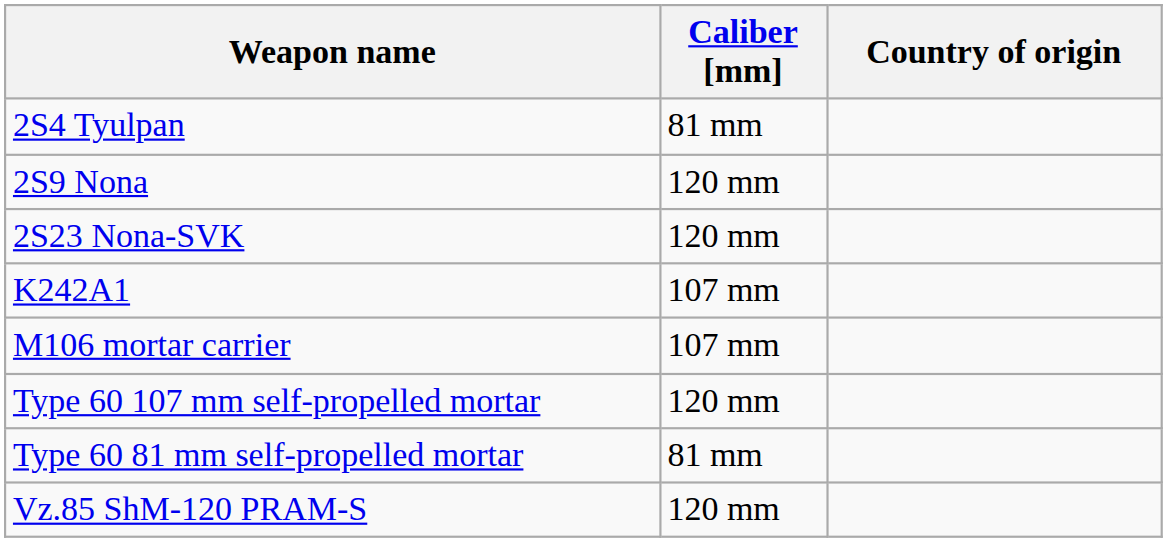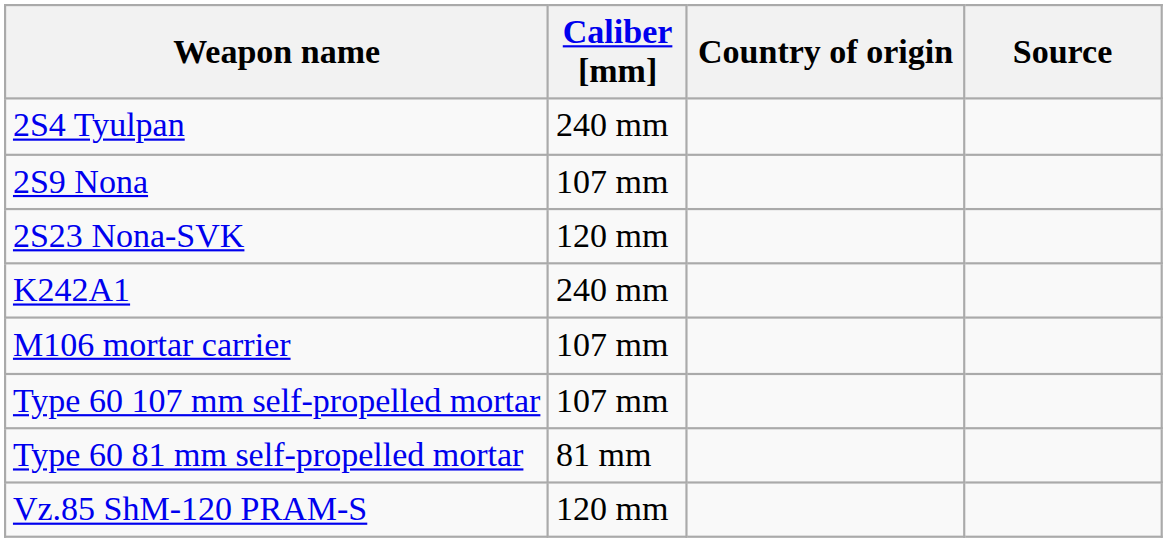+ column: (1063, 51)
(715, 125) 81 mm -> (612, 125) 240 mm
(724, 180) 120 mm -> (612, 180) 107 mm
(724, 289) 107 mm -> (612, 289) 240 mm
(724, 399) 120 mm -> (612, 399) 107 mm
